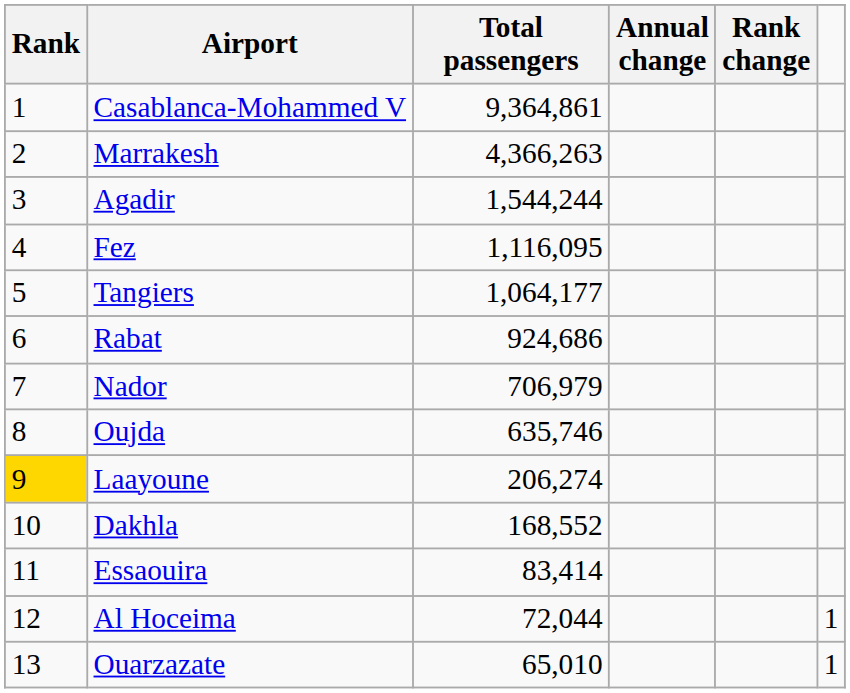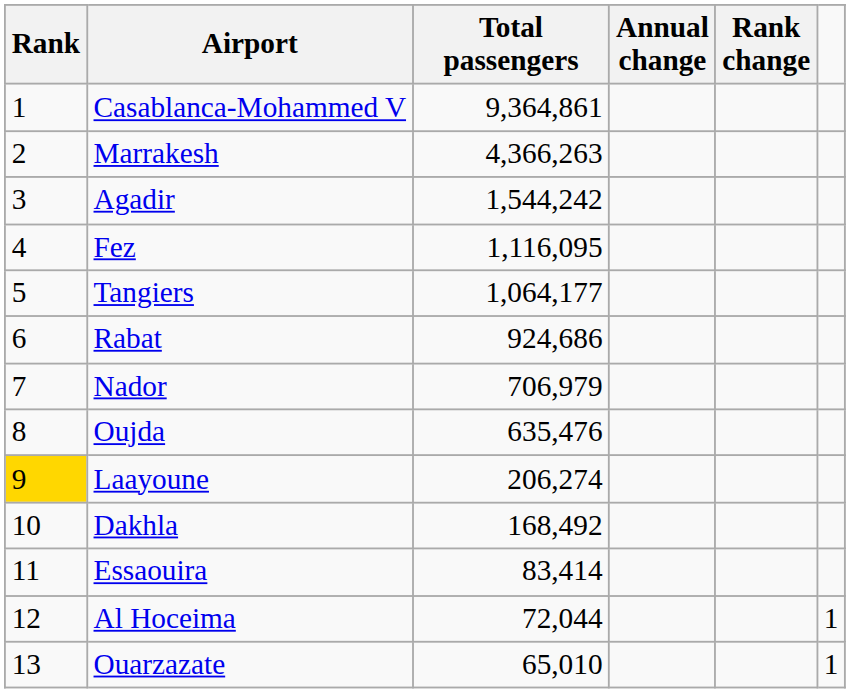(544, 199) 1,544,244 -> (544, 199) 1,544,242
(555, 432) 635,746 -> (555, 432) 635,476
(555, 525) 168,552 -> (555, 525) 168,492
